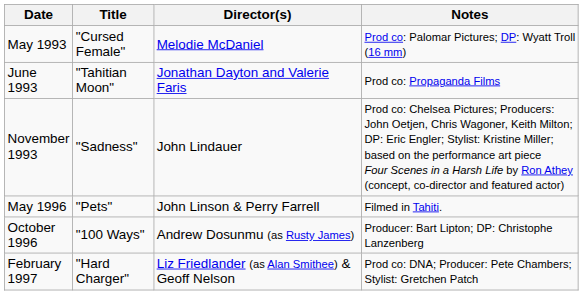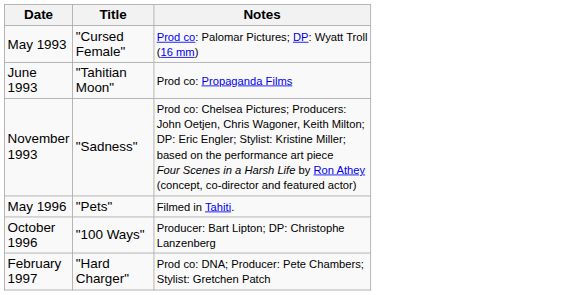- column: (257, 15)
